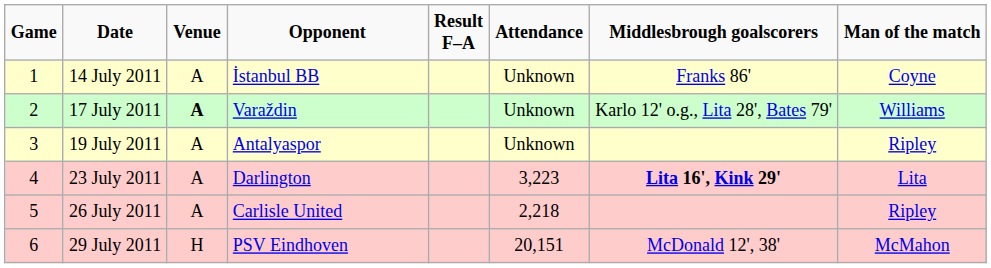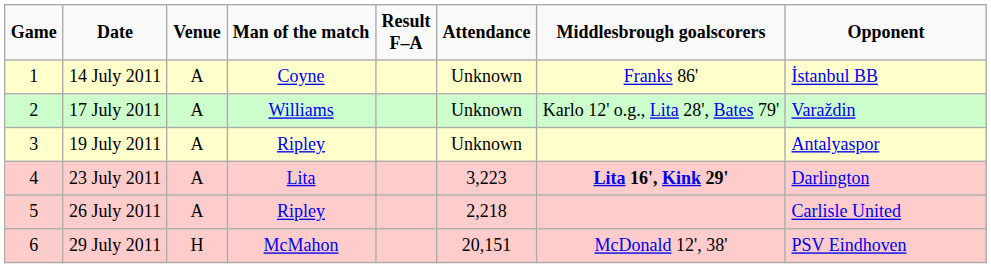columns swapped: (327, 32) <-> (912, 32)
(197, 110) bold -> (197, 110) normal
